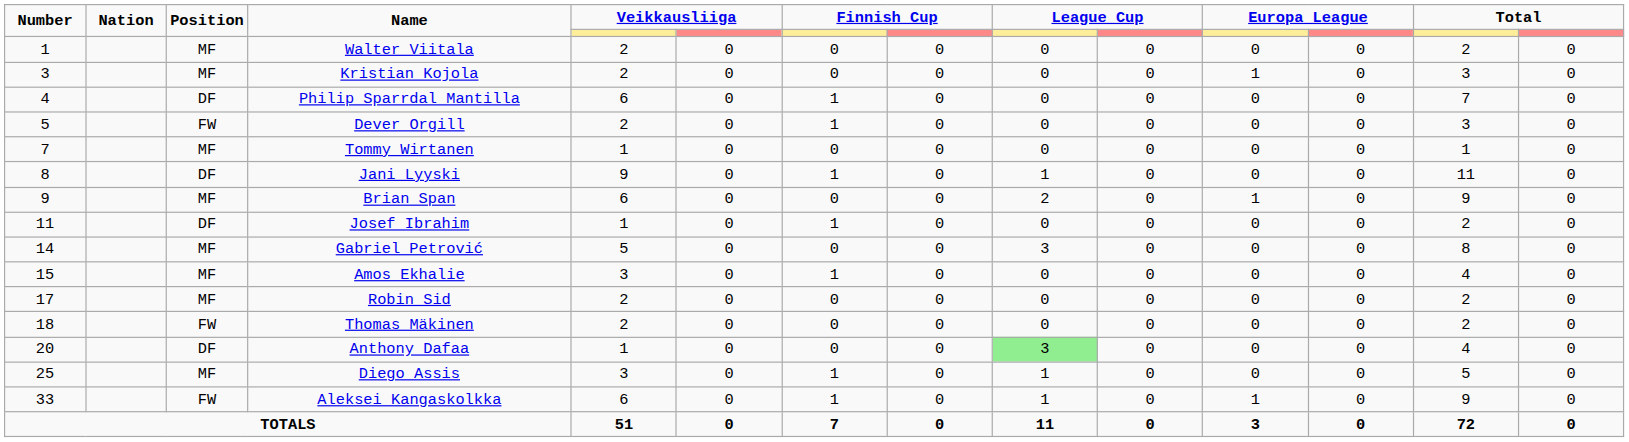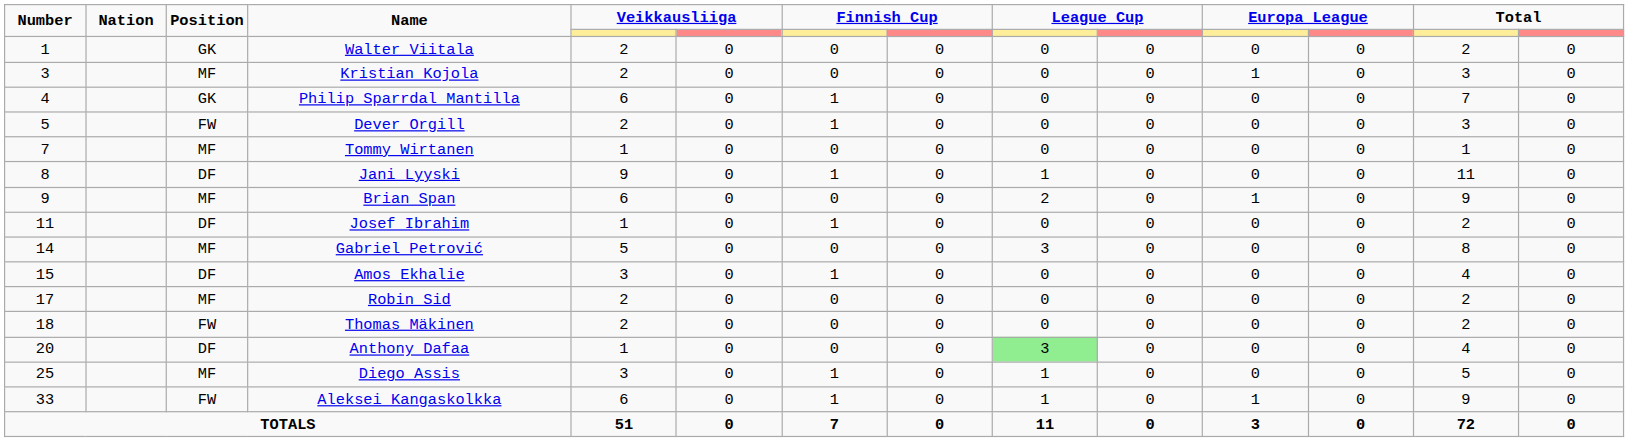(207, 49) MF -> (207, 49) GK
(207, 99) DF -> (207, 99) GK
(207, 274) MF -> (207, 274) DF
